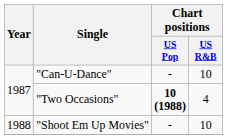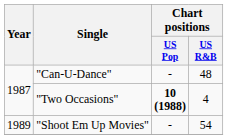(206, 74) 10 -> (206, 74) 48
(19, 125) 1988 -> (19, 125) 1989
(206, 125) 10 -> (206, 125) 54
